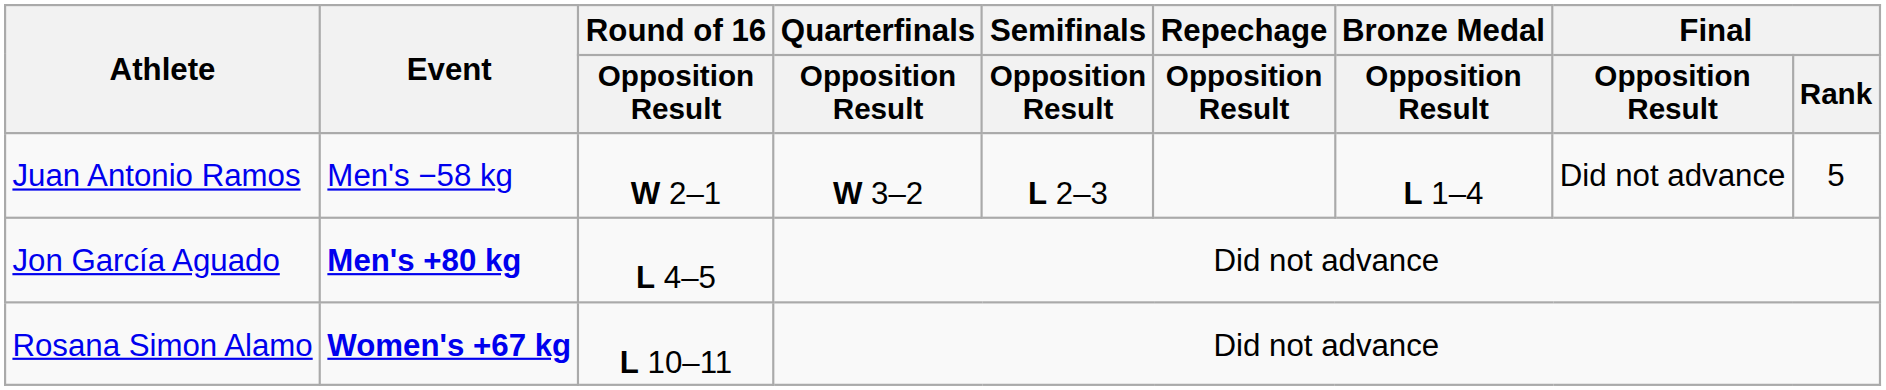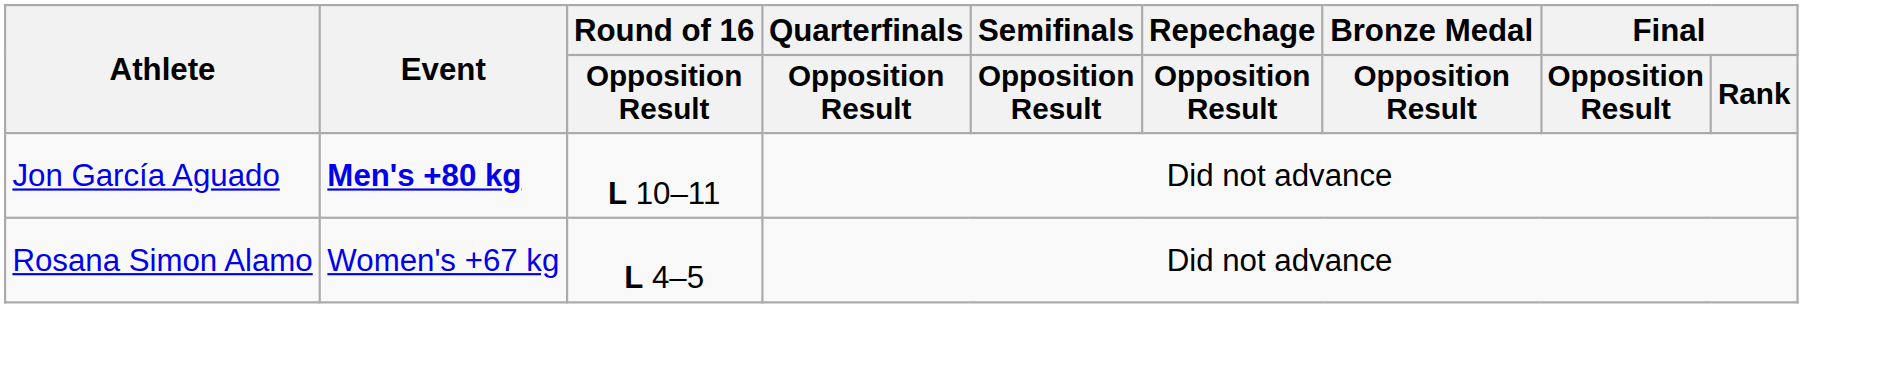- row: (156, 176)
(676, 277) L 4–5 -> (664, 193) L 10–11
(449, 344) bold -> (443, 260) normal
(676, 362) L 10–11 -> (664, 277) L 4–5
